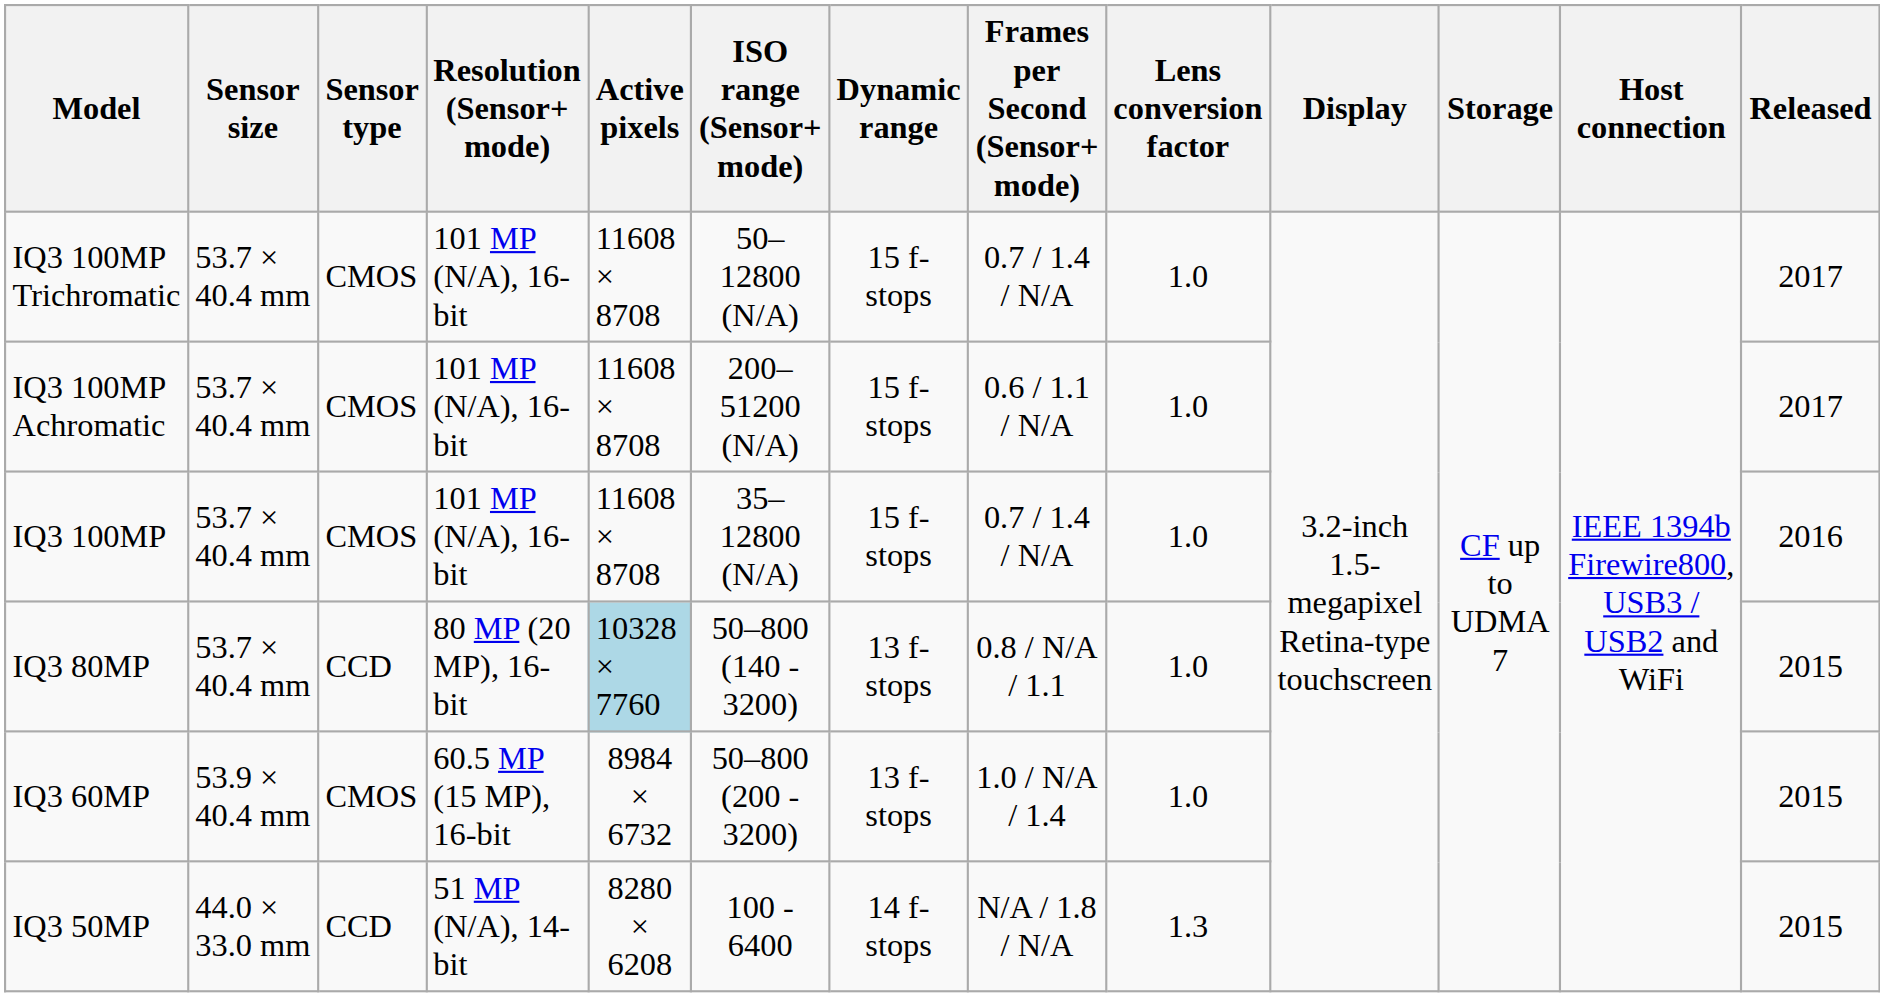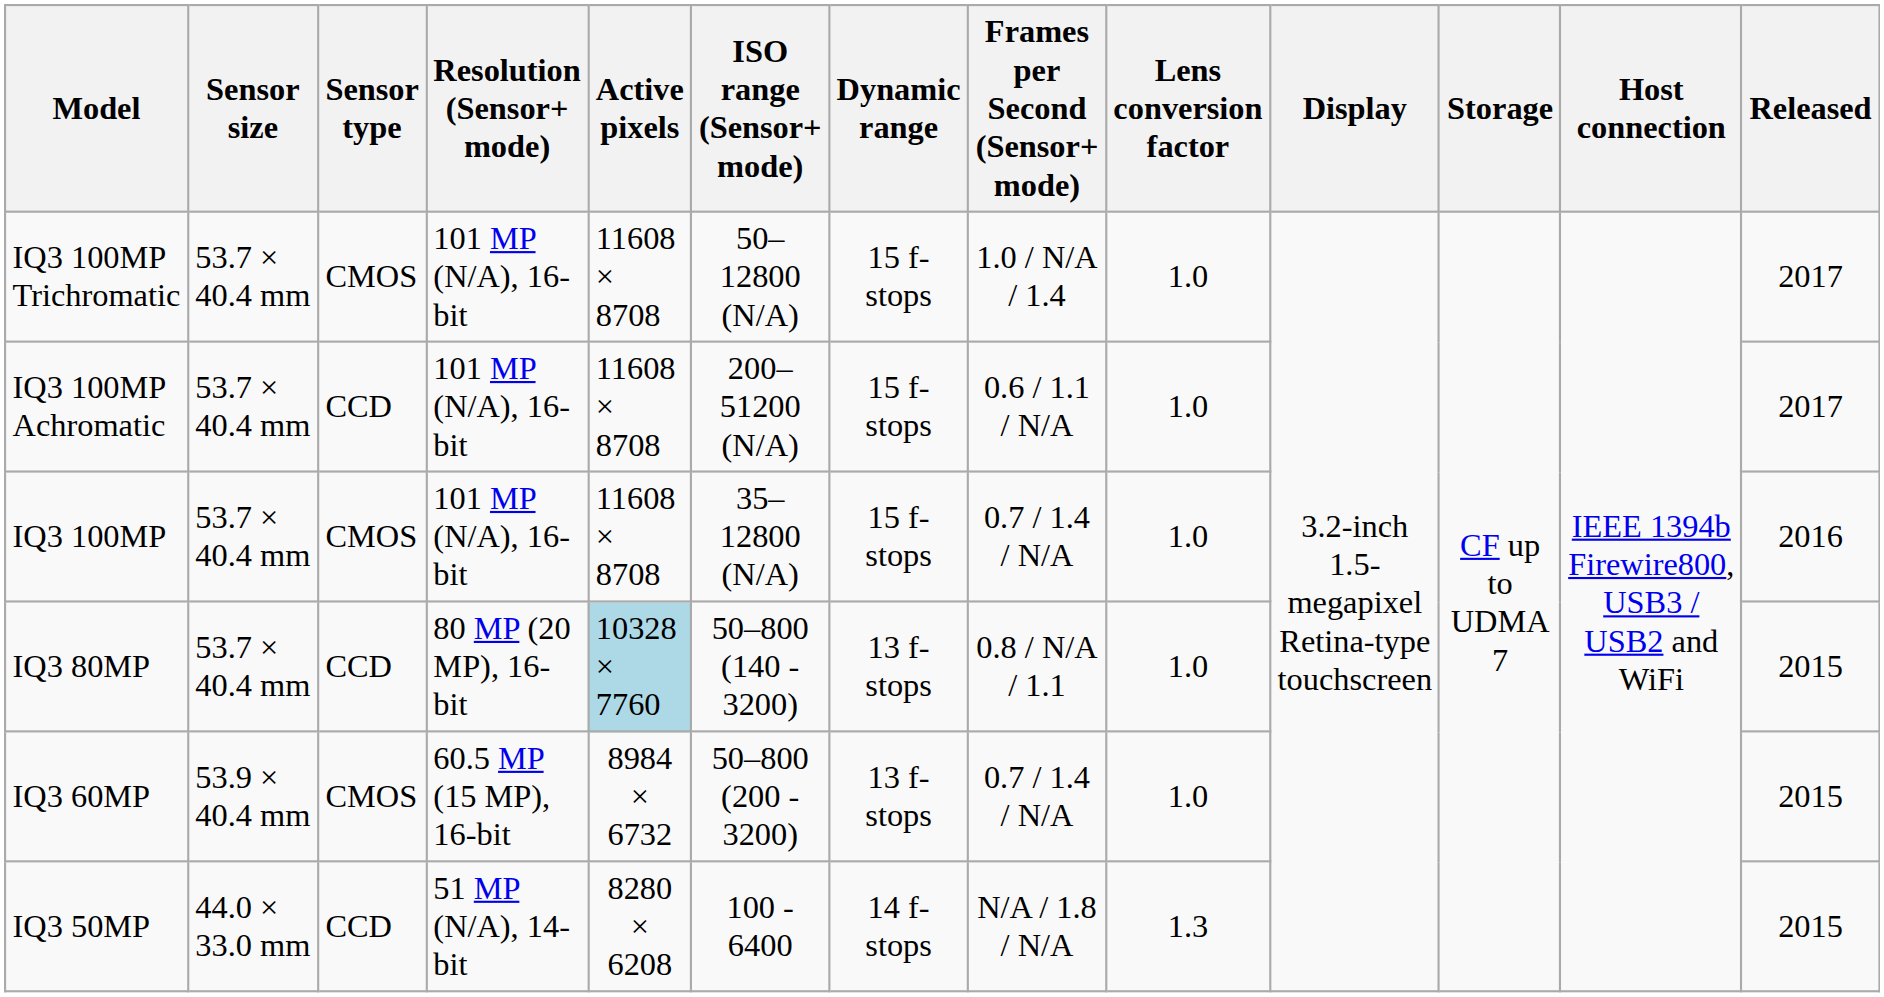(1037, 276) 0.7 / 1.4 / N/A -> (1037, 276) 1.0 / N/A / 1.4
(371, 406) CMOS -> (359, 406) CCD
(1037, 796) 1.0 / N/A / 1.4 -> (1037, 796) 0.7 / 1.4 / N/A
